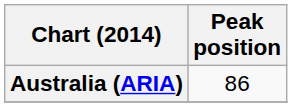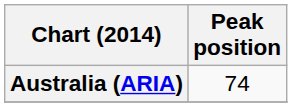(237, 83) 86 -> (237, 83) 74
